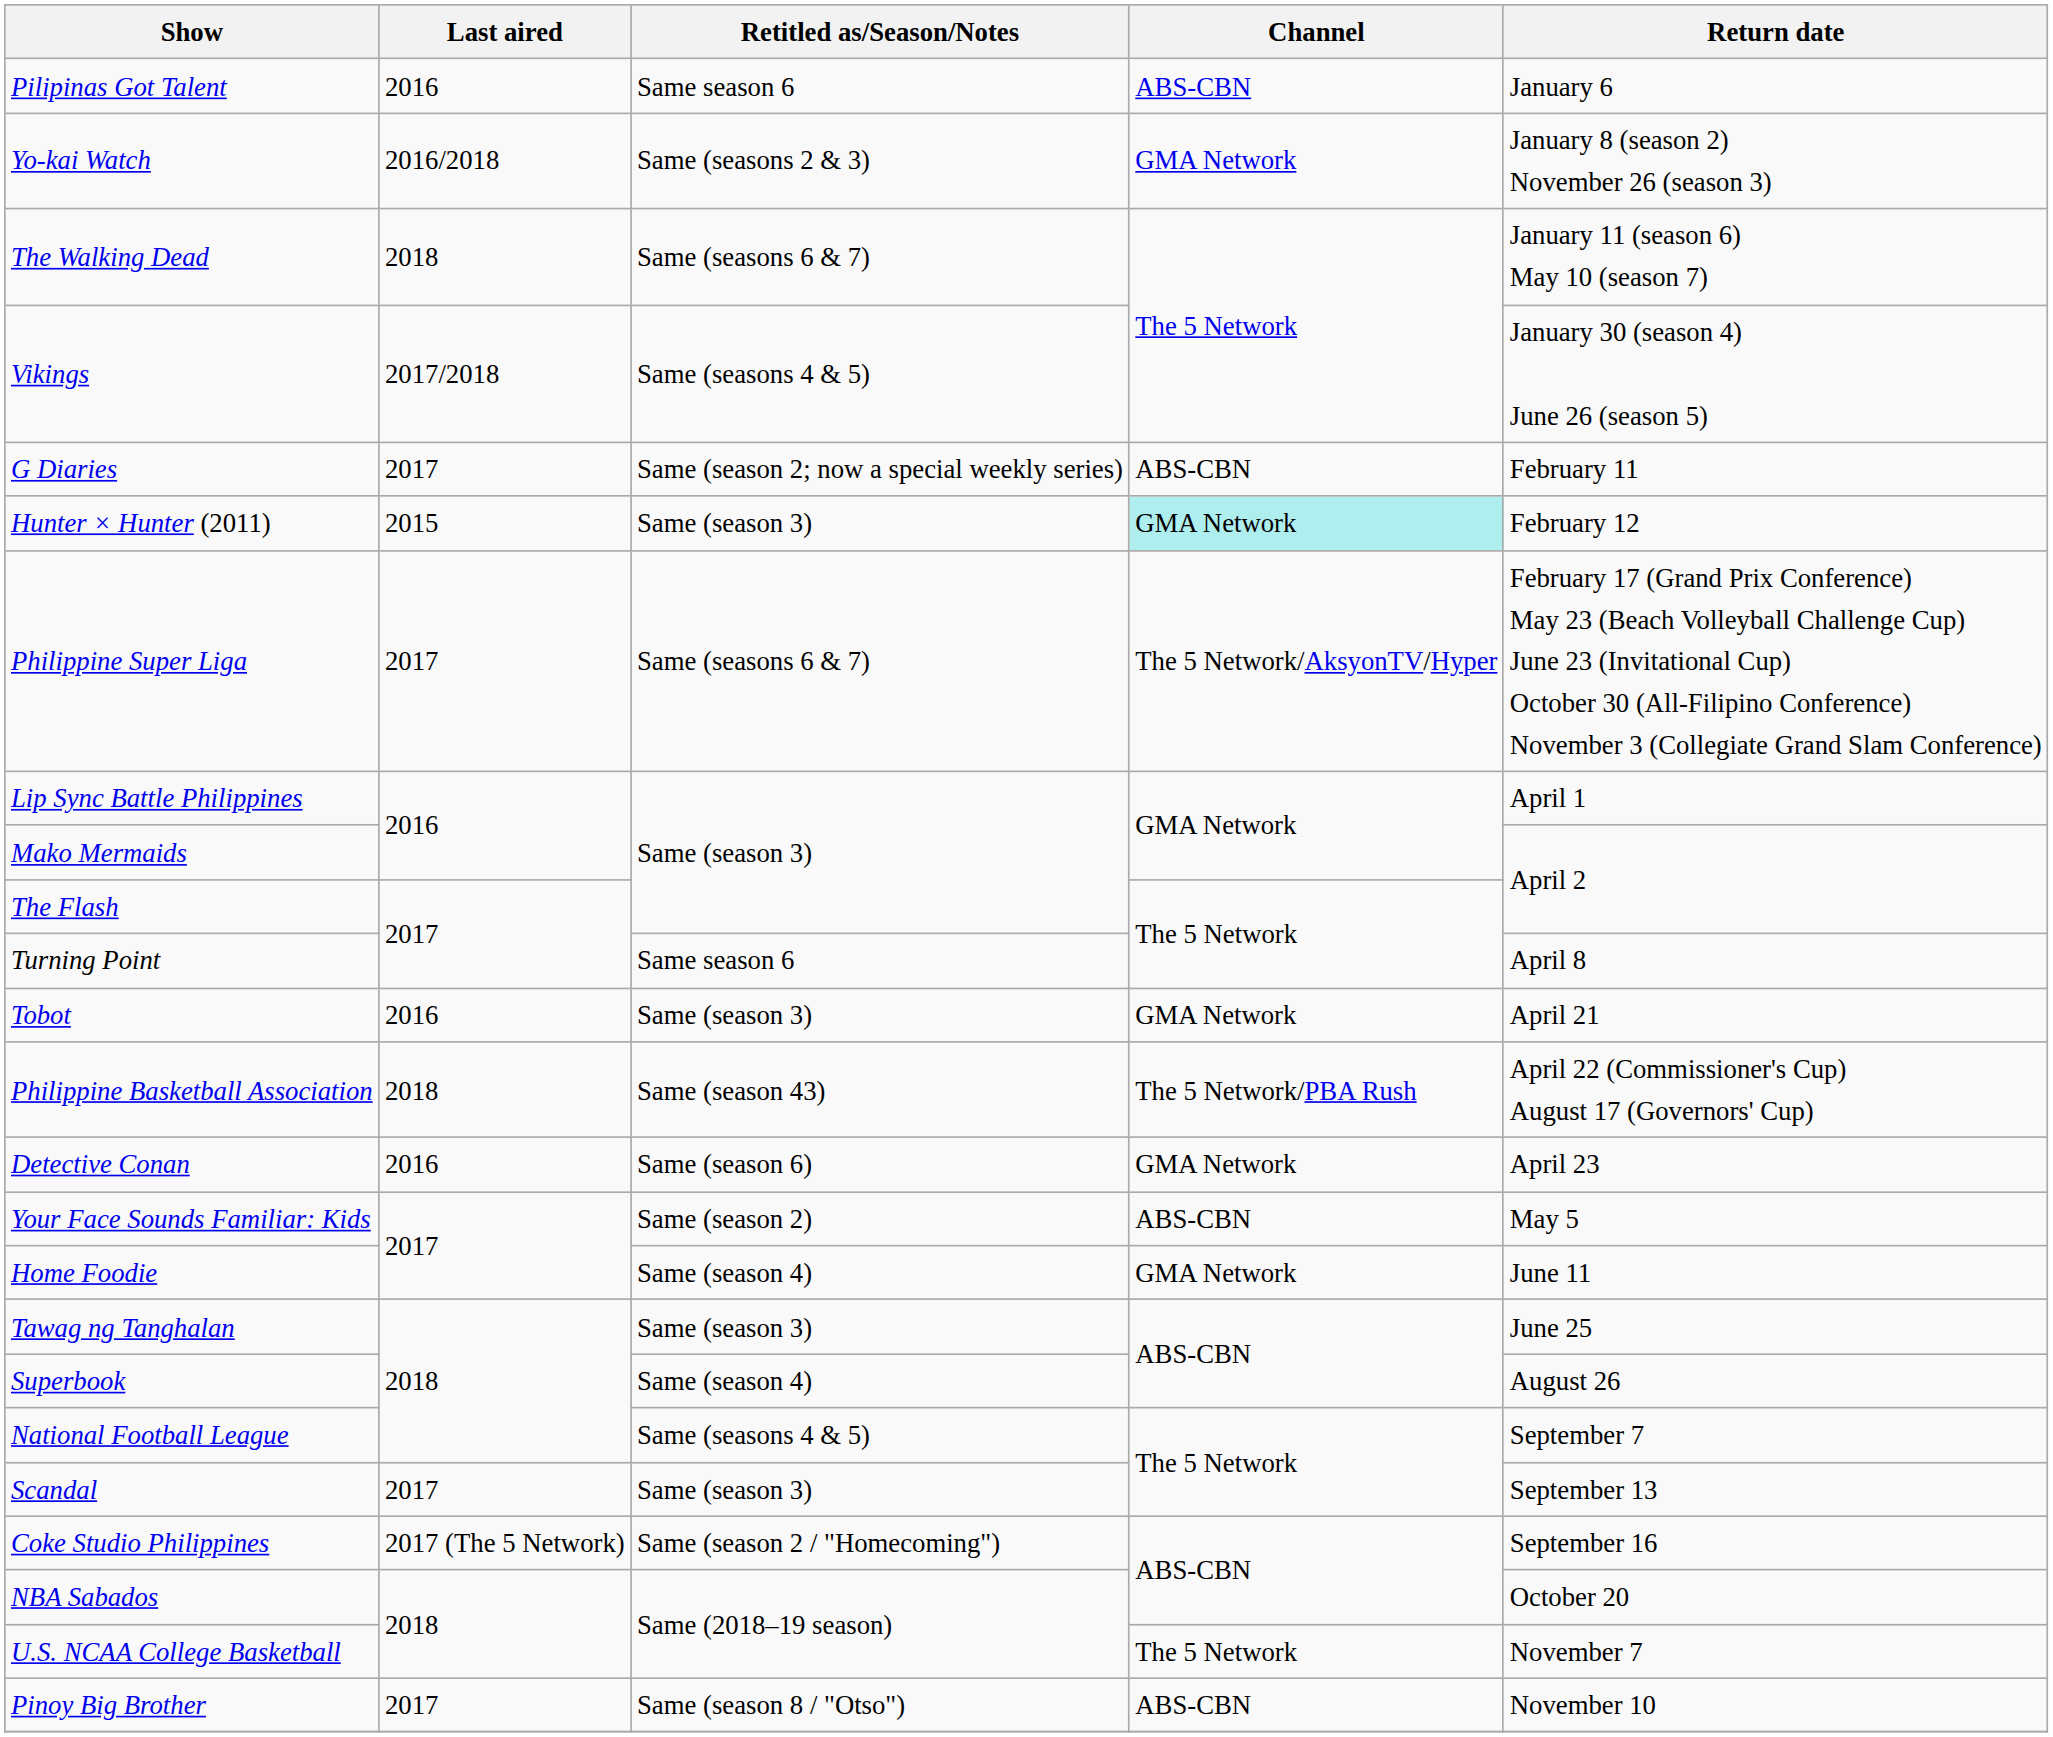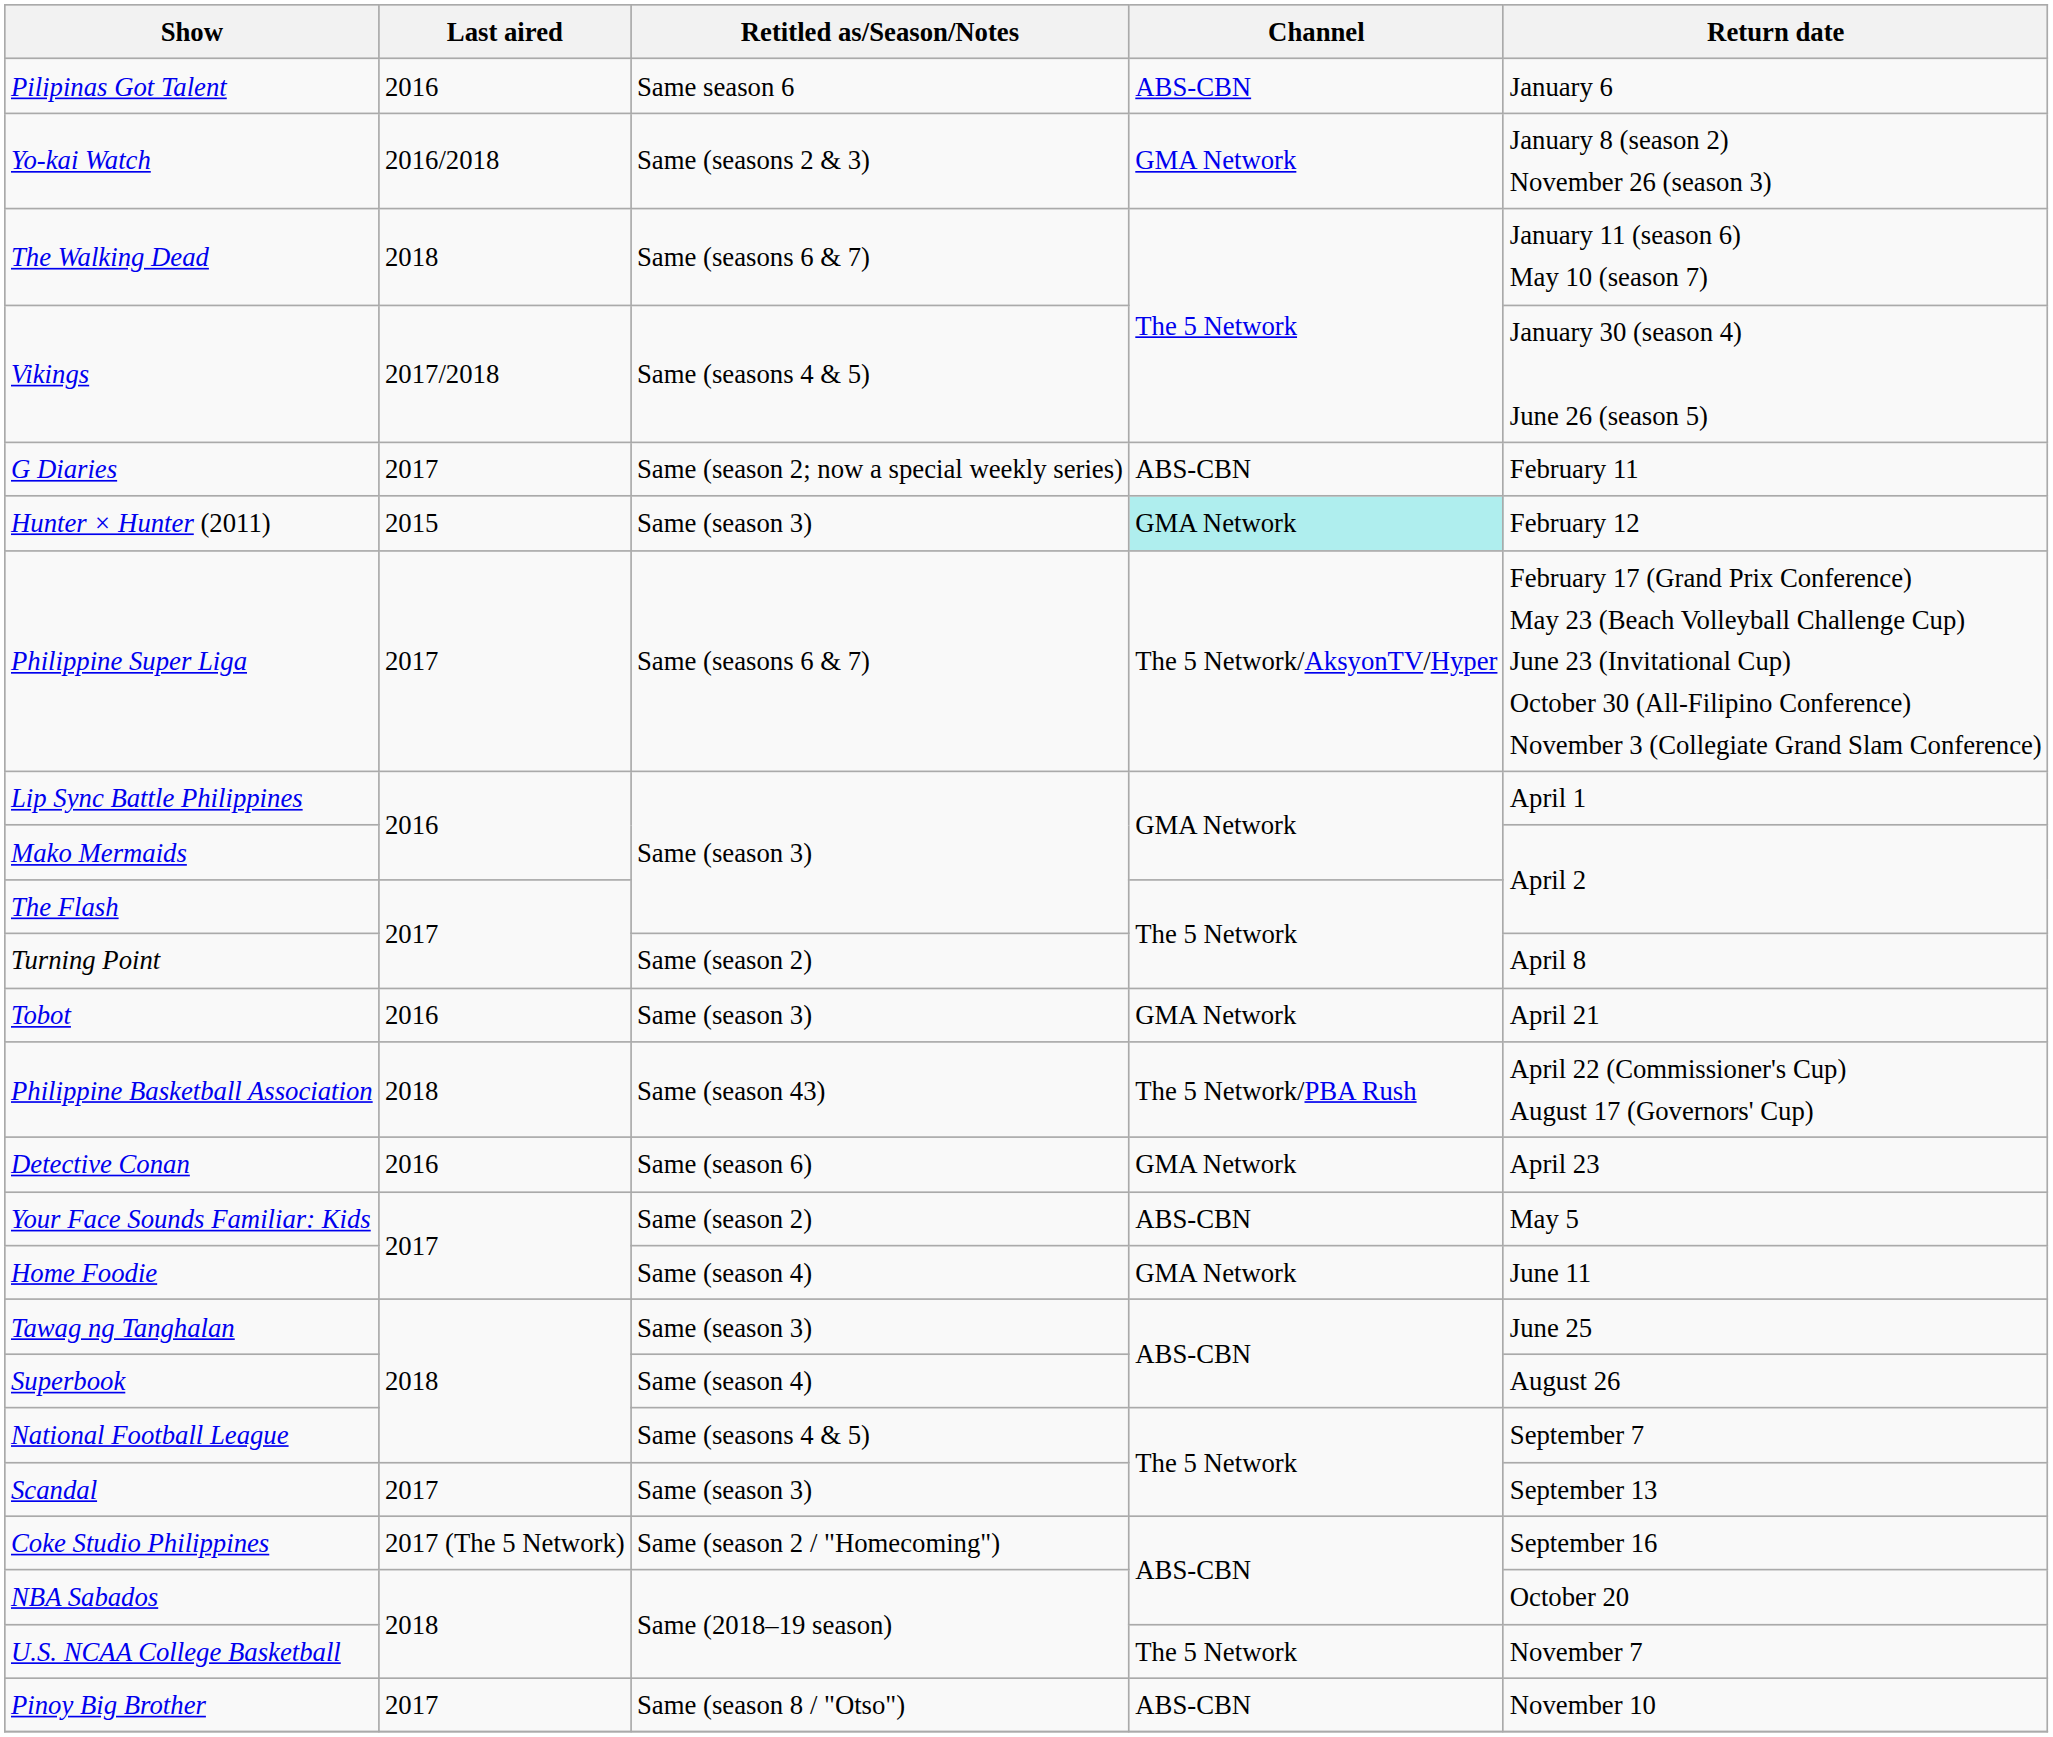(716, 961) Same season 6 -> (725, 961) Same (season 2)
